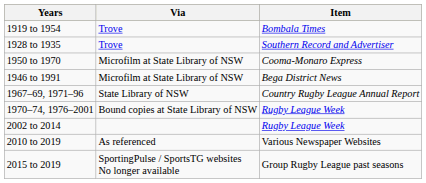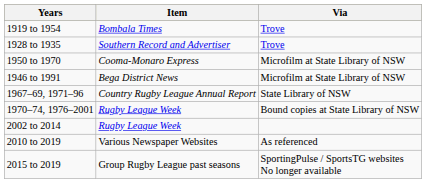columns swapped: (341, 12) <-> (178, 12)
